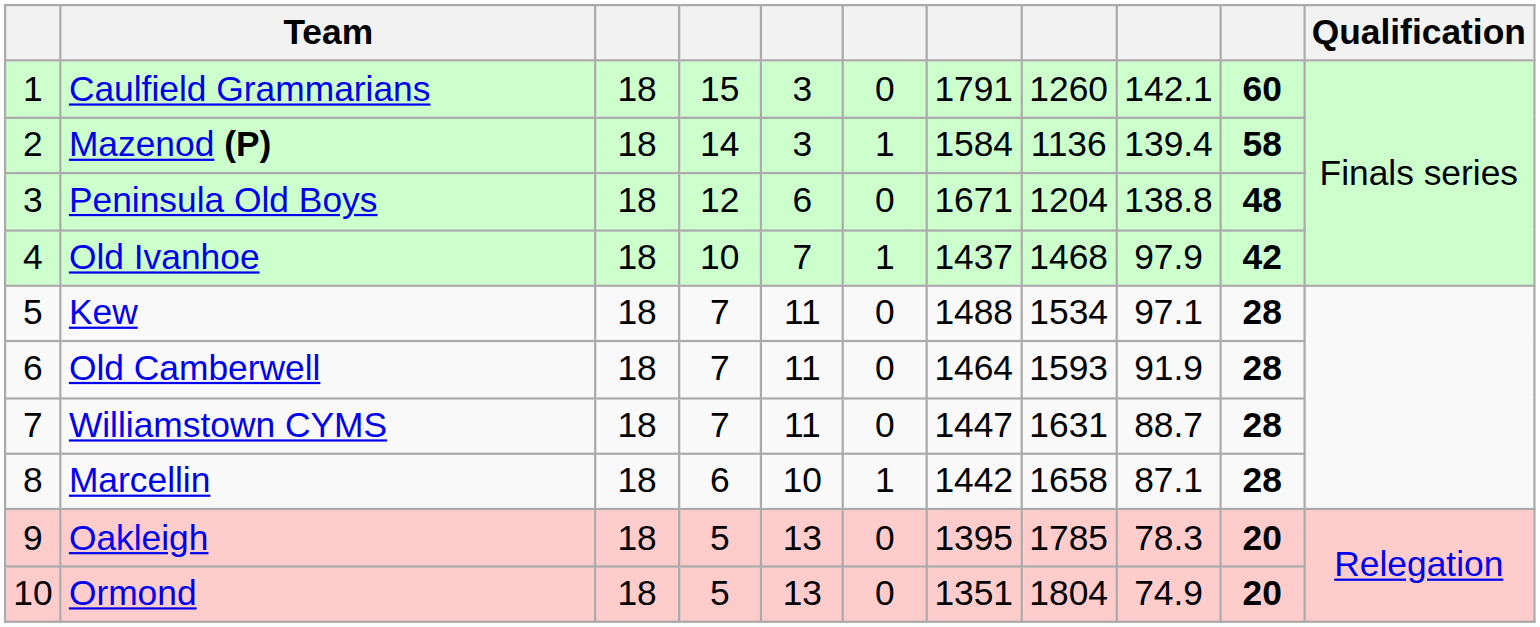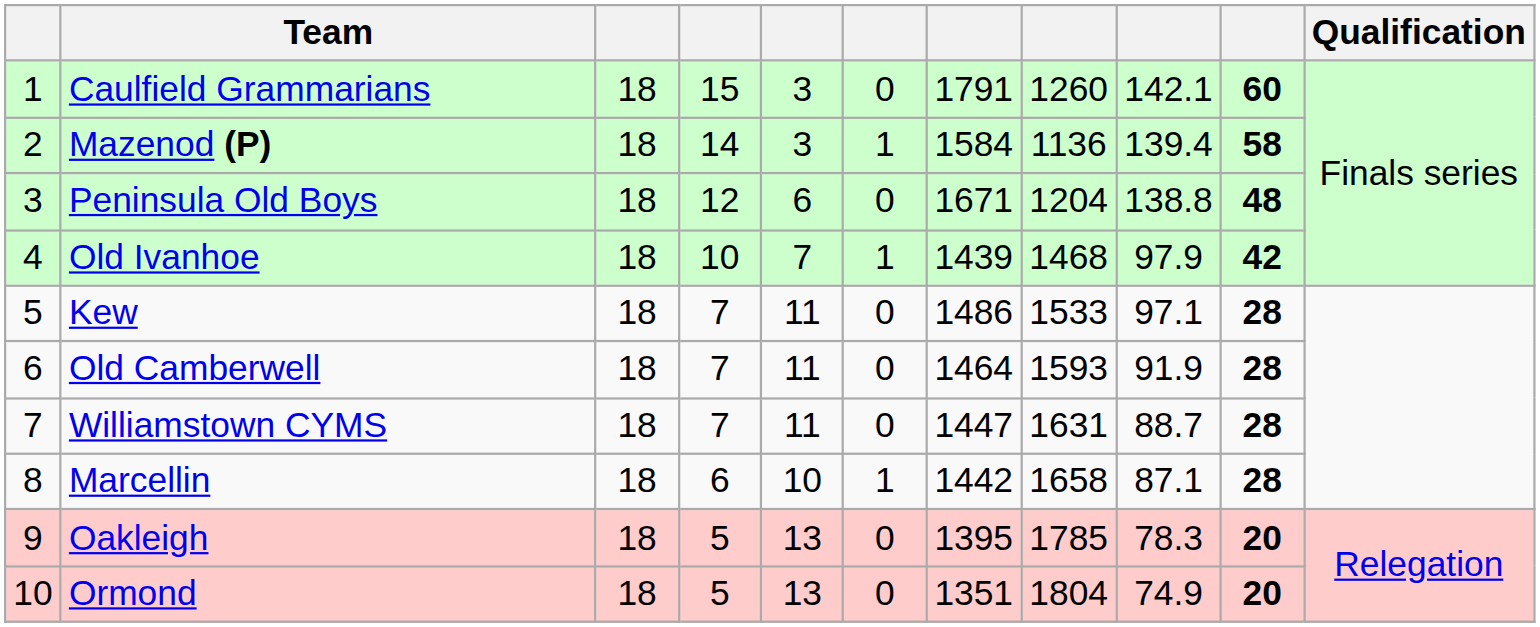(974, 256) 1437 -> (974, 256) 1439
(974, 312) 1488 -> (974, 312) 1486
(1069, 312) 1534 -> (1069, 312) 1533
